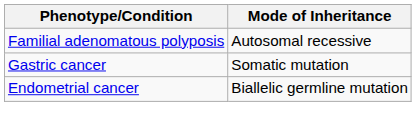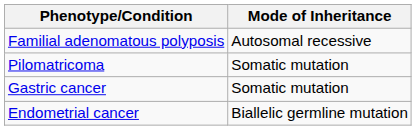+ row: (56, 64)
